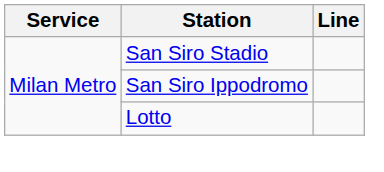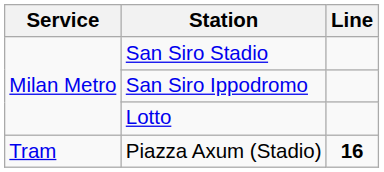+ row: (224, 150)
